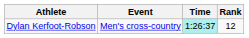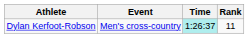(231, 26) 12 -> (231, 26) 11
